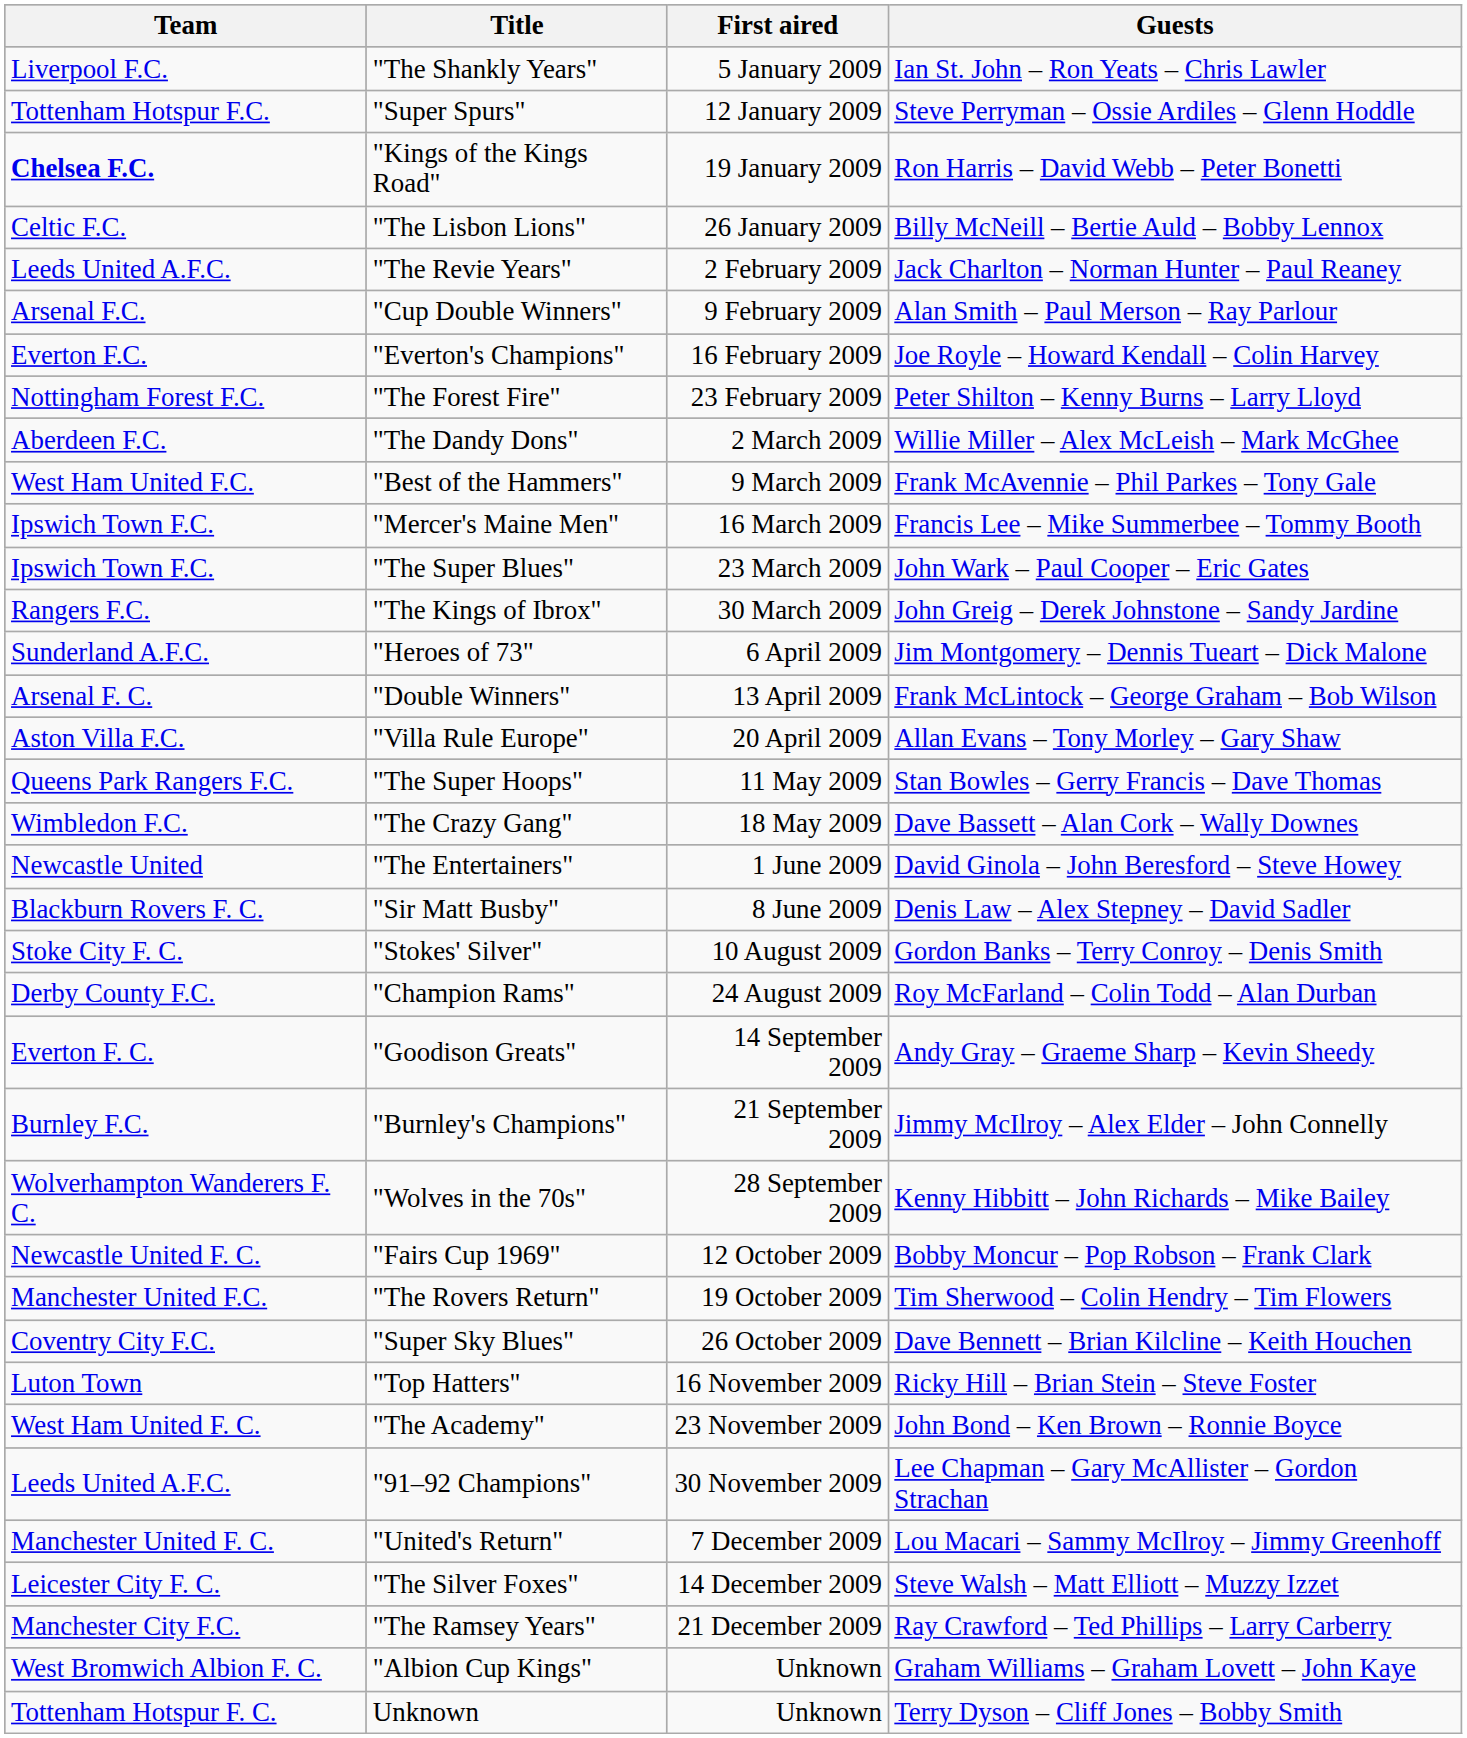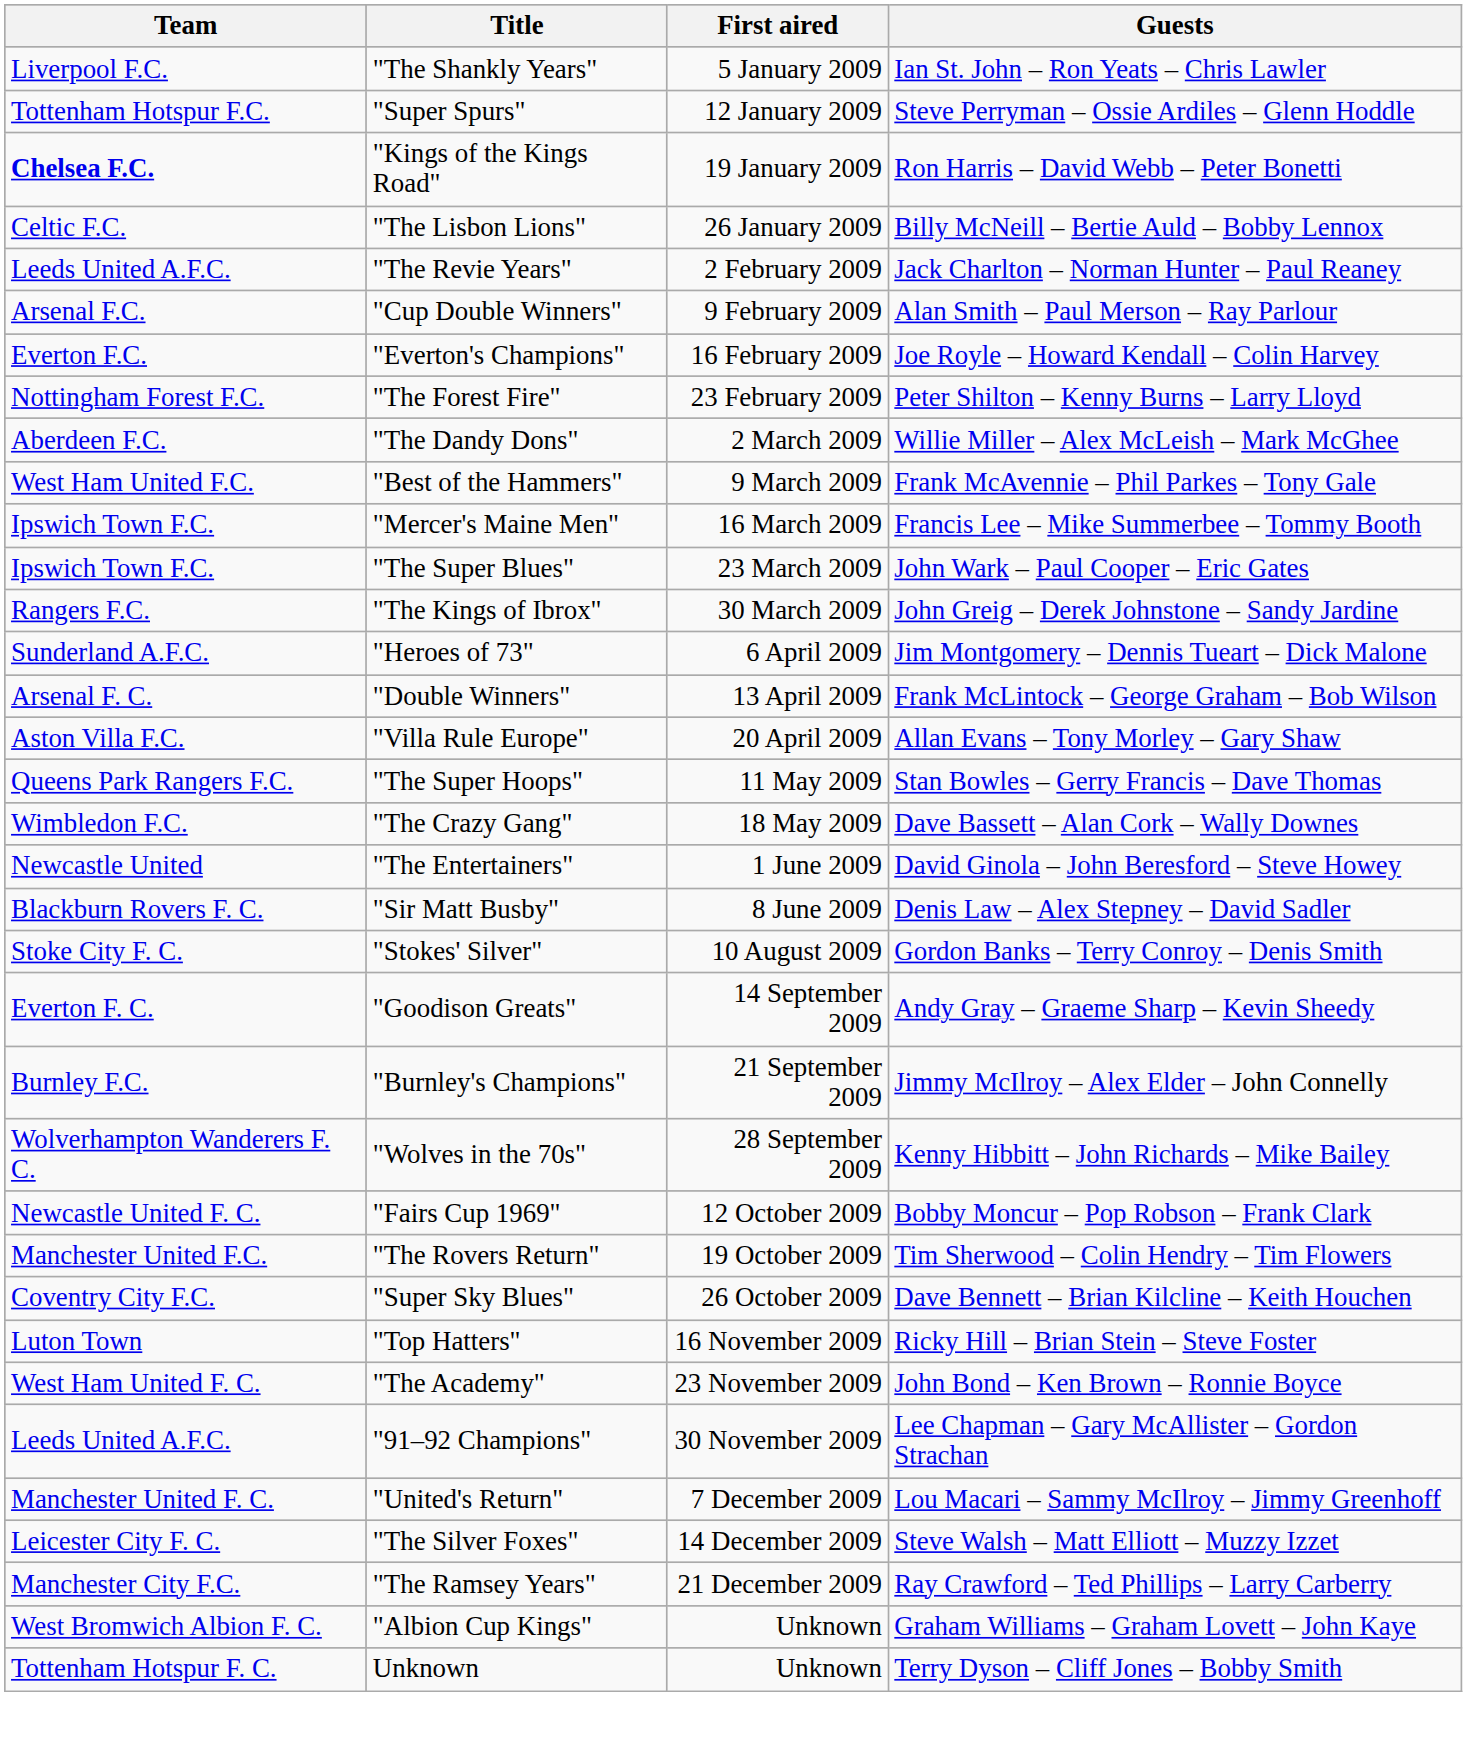- row: (474, 993)
